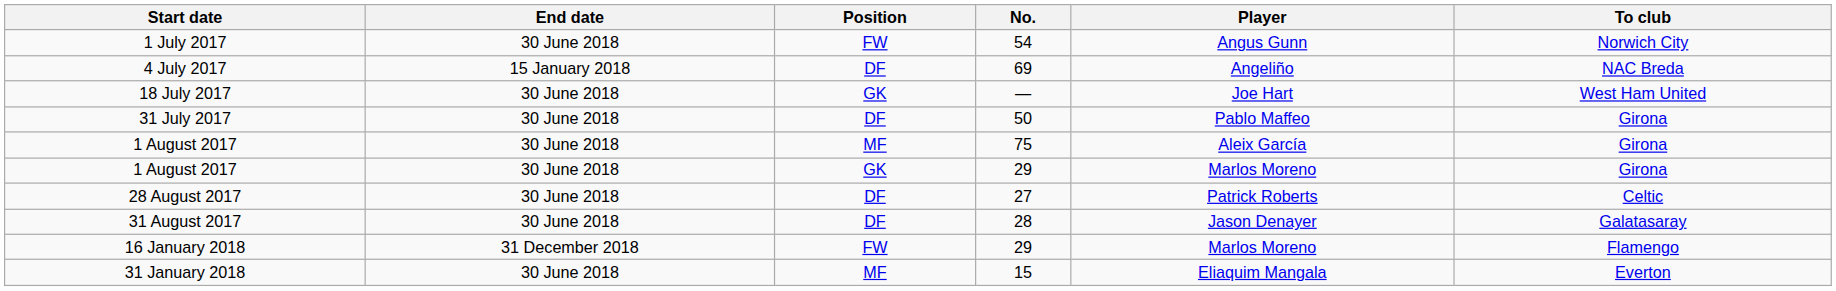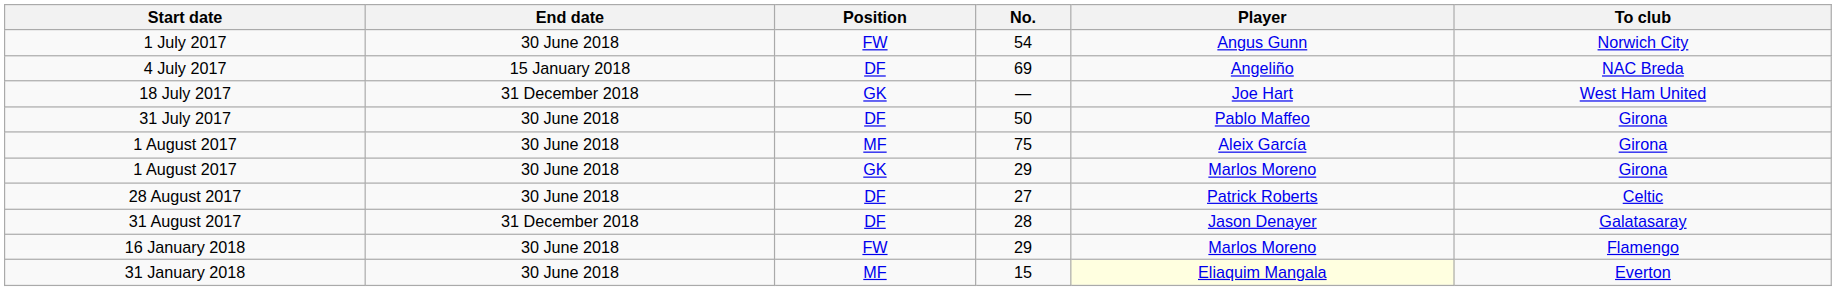(570, 93) 30 June 2018 -> (570, 93) 31 December 2018
(570, 221) 30 June 2018 -> (570, 221) 31 December 2018
(570, 247) 31 December 2018 -> (570, 247) 30 June 2018
(1262, 272) no background -> (1262, 272) lightyellow background
